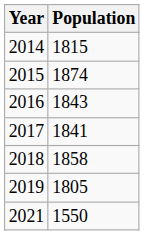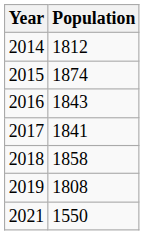(70, 46) 1815 -> (70, 46) 1812
(70, 187) 1805 -> (70, 187) 1808
